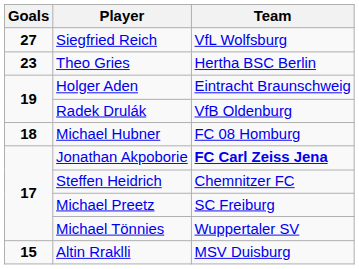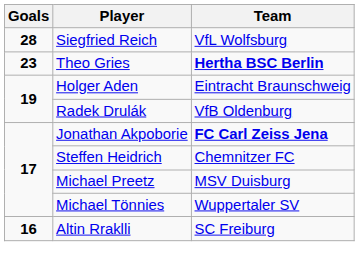(29, 39) 27 -> (29, 39) 28
(255, 63) normal -> (259, 63) bold
- row: (108, 134)
(235, 205) SC Freiburg -> (242, 181) MSV Duisburg
(29, 252) 15 -> (29, 228) 16
(242, 252) MSV Duisburg -> (235, 228) SC Freiburg
